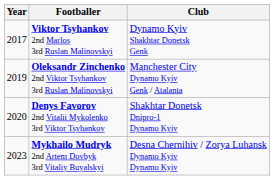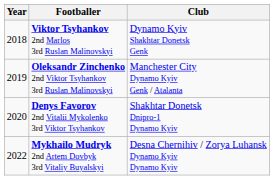(17, 39) 2017 -> (17, 39) 2018
(17, 155) 2023 -> (17, 155) 2022
